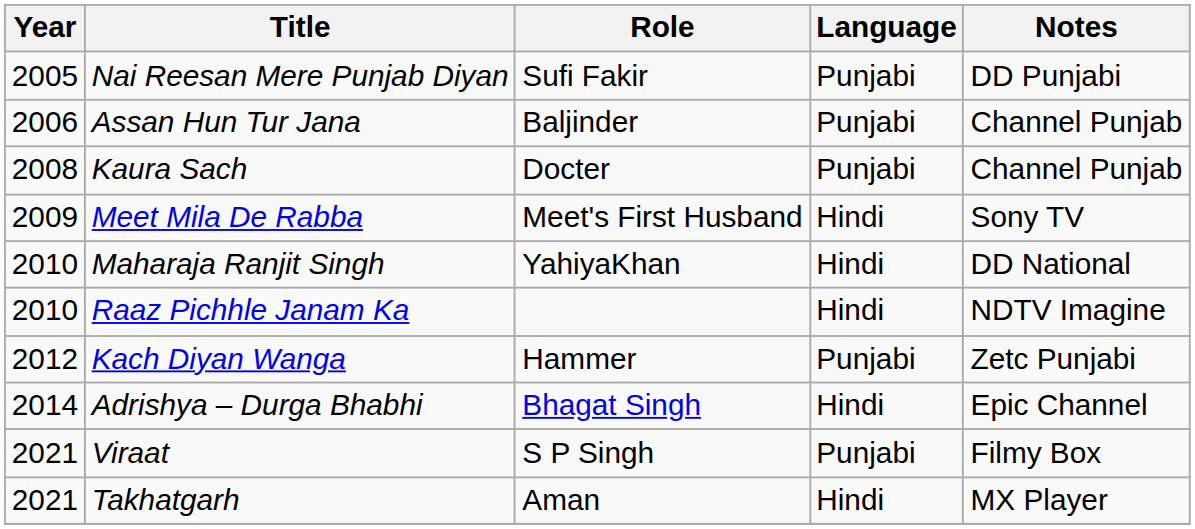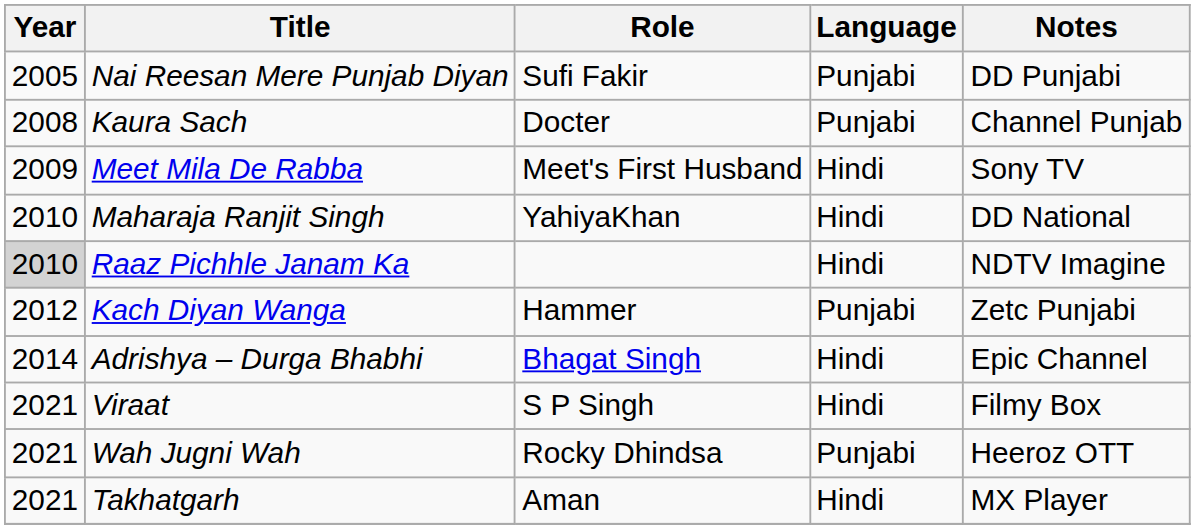- row: (226, 122)
(45, 311) no background -> (45, 264) lightgrey background
(866, 452) Punjabi -> (850, 405) Hindi
+ row: (196, 452)
